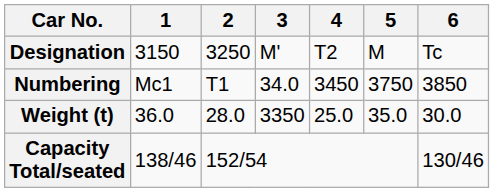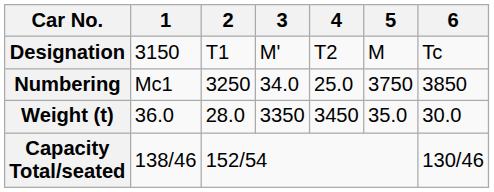(228, 52) 3250 -> (217, 52) T1
(217, 84) T1 -> (228, 84) 3250
(336, 84) 3450 -> (334, 84) 25.0
(334, 116) 25.0 -> (336, 116) 3450
